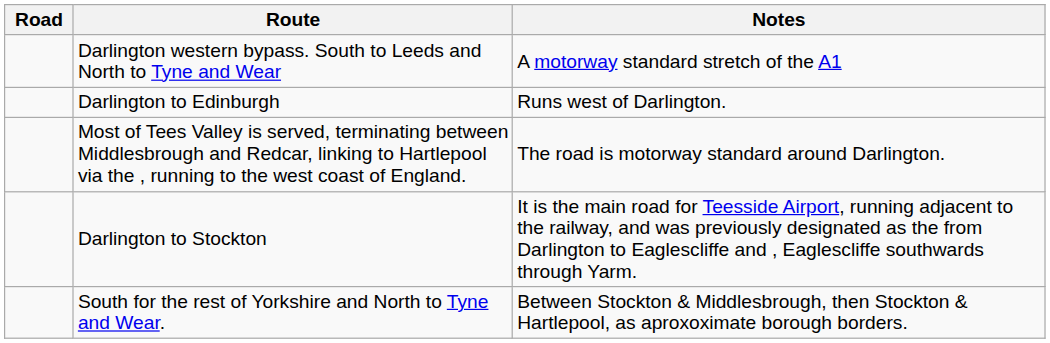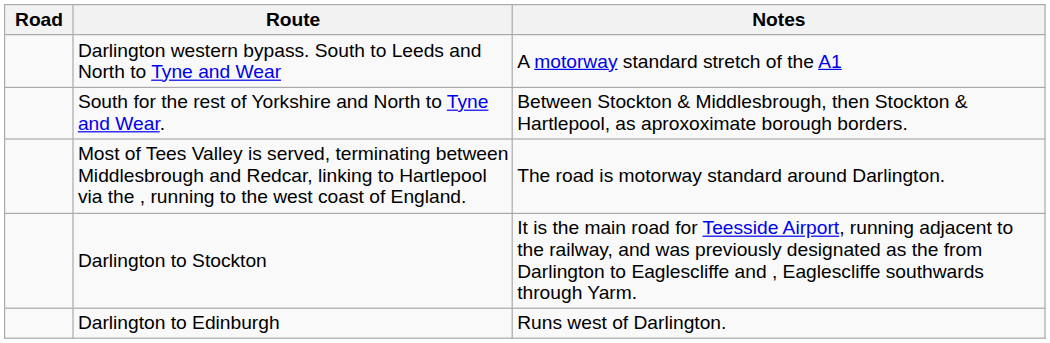rows swapped: (283, 312) <-> (179, 102)
